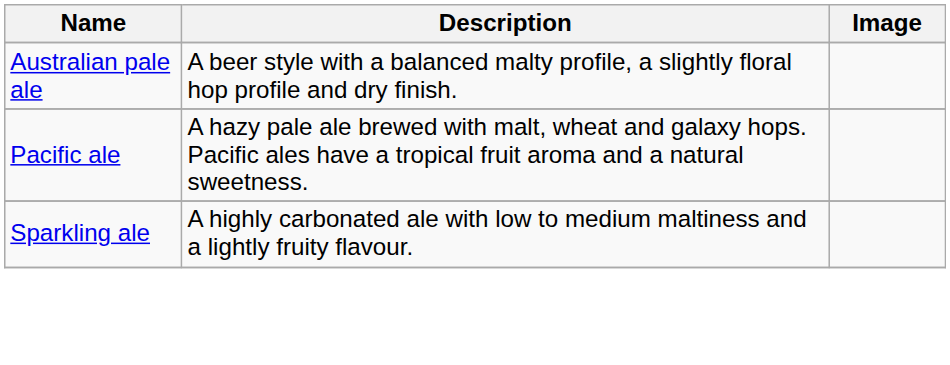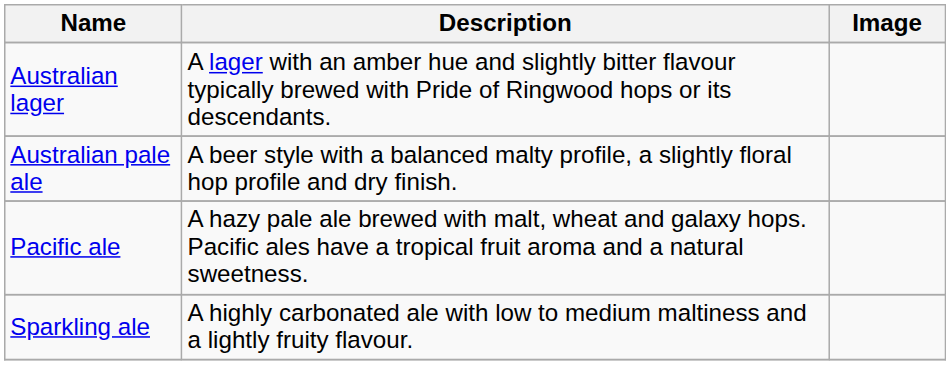+ row: (64, 89)
